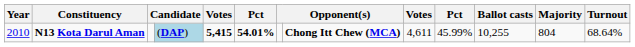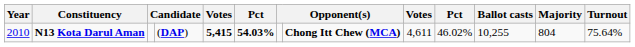(173, 32) lightblue background -> (173, 32) no background
(256, 32) 54.01% -> (256, 32) 54.03%
(455, 32) 45.99% -> (455, 32) 46.02%
(605, 32) 68.64% -> (605, 32) 75.64%
